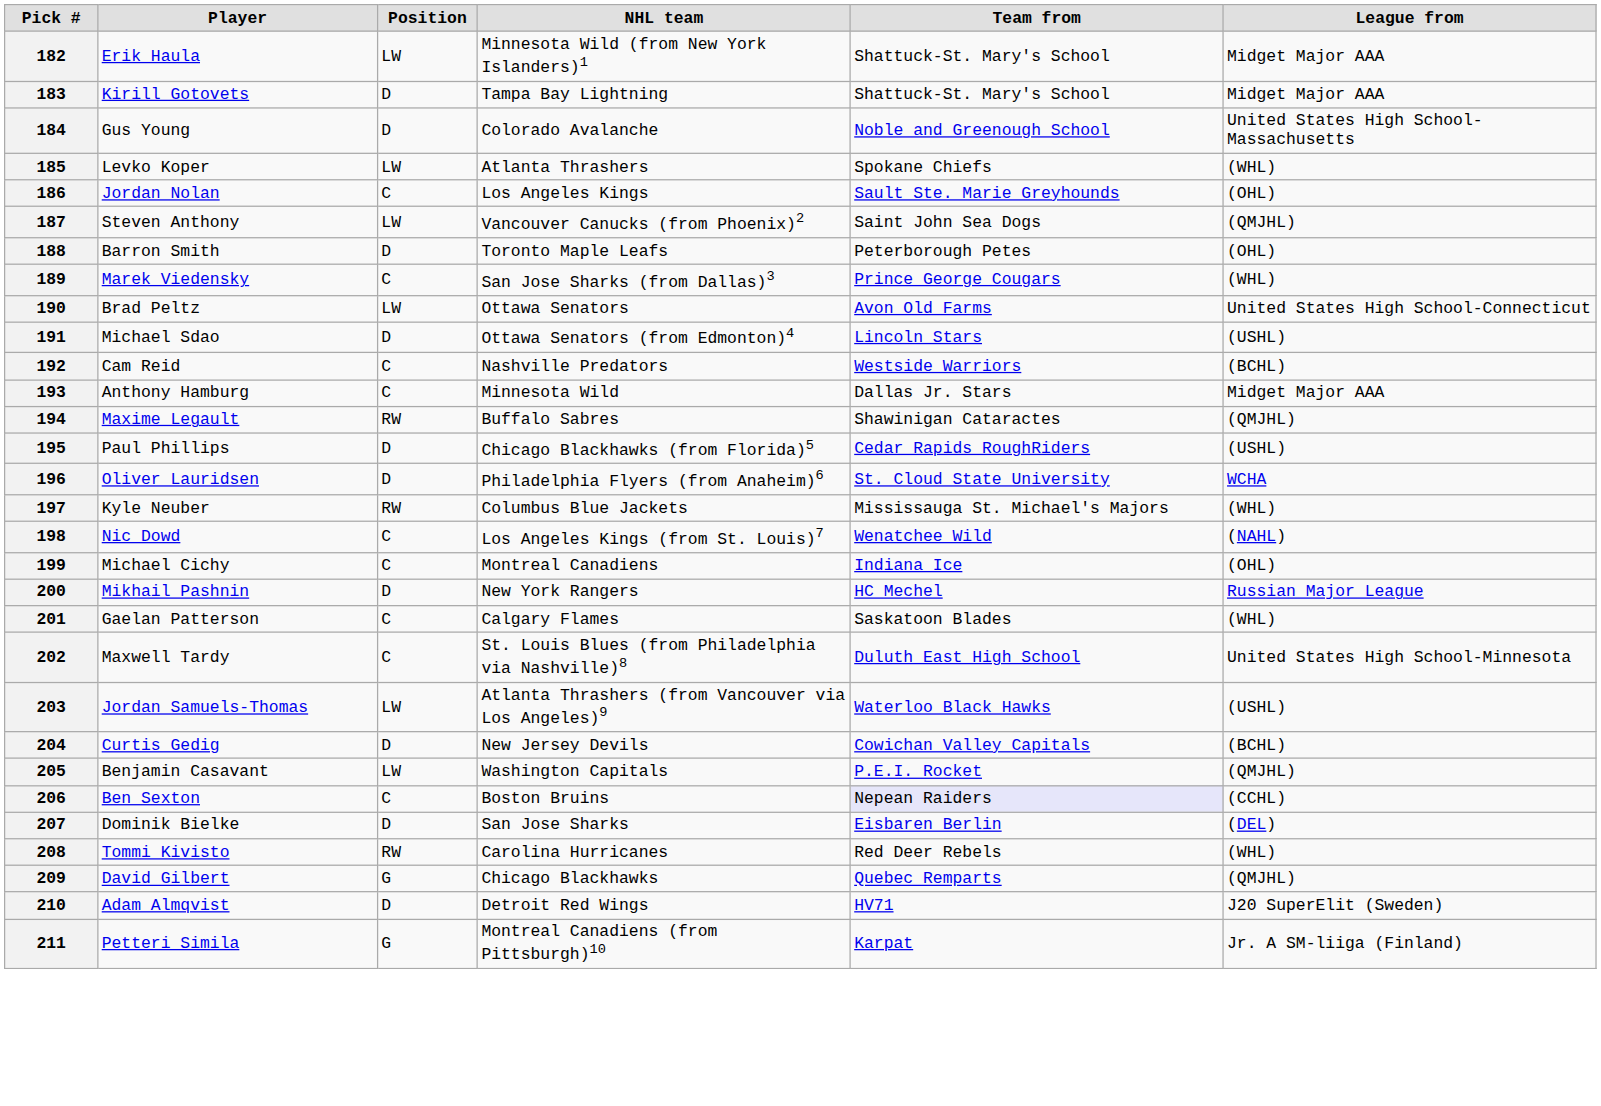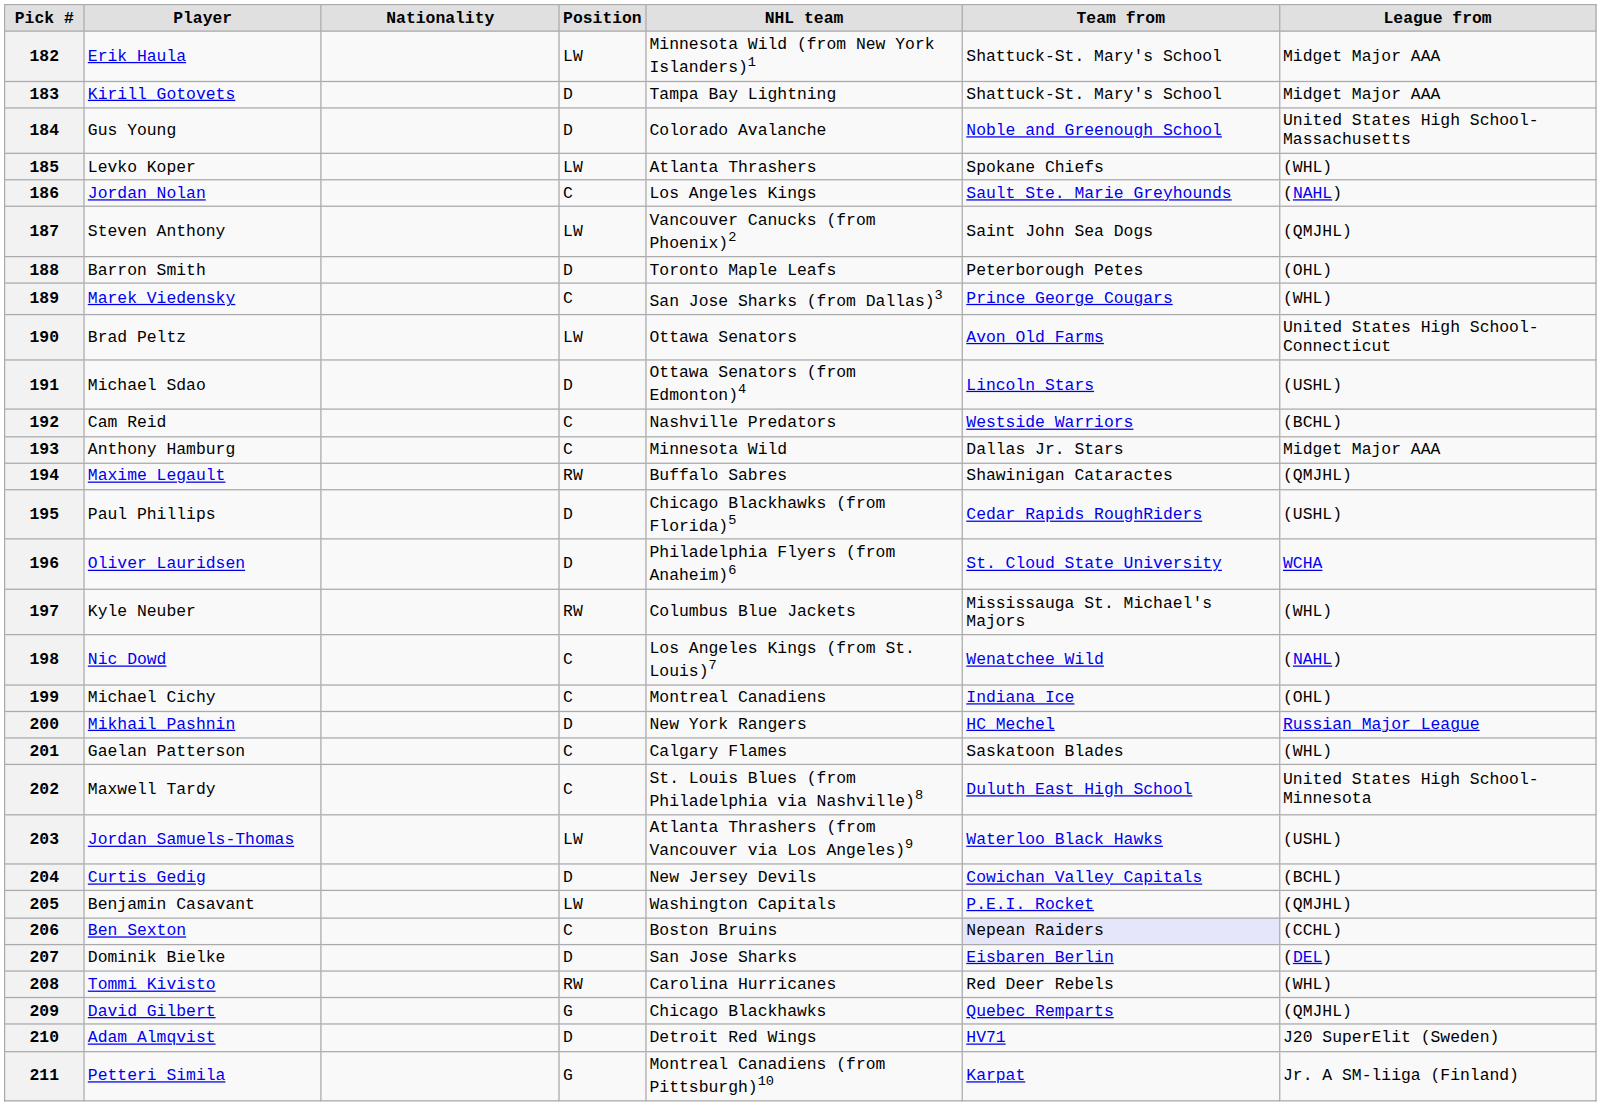+ column: (440, 18)
(1252, 193) (OHL) -> (1313, 193) (NAHL)
